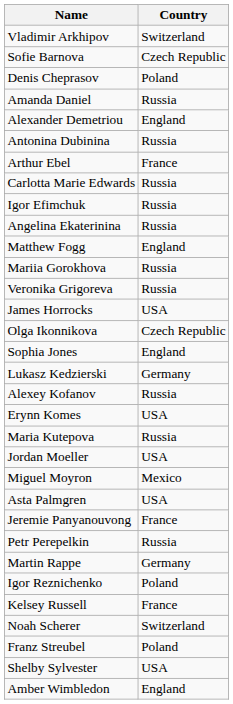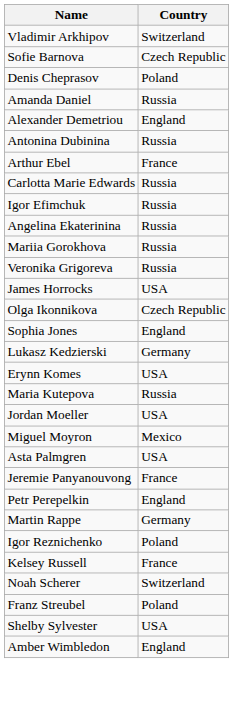- row: (46, 246)
- row: (52, 394)
(159, 541) Russia -> (163, 499) England
